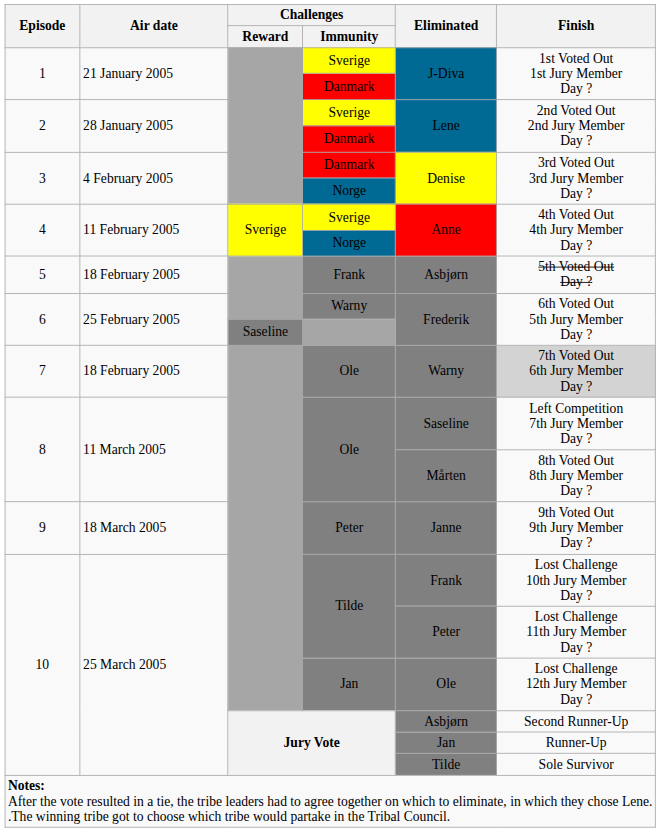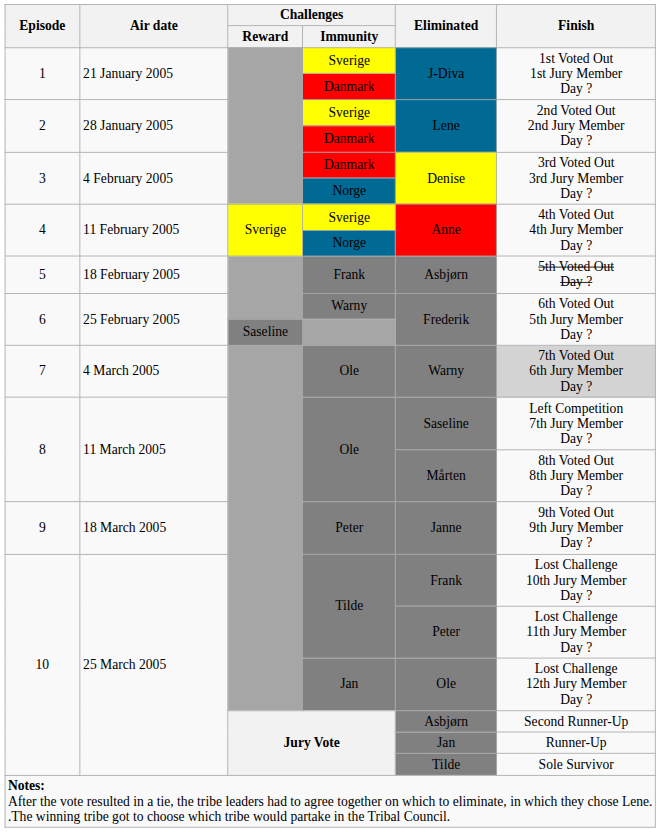(131, 371) 18 February 2005 -> (121, 371) 4 March 2005
